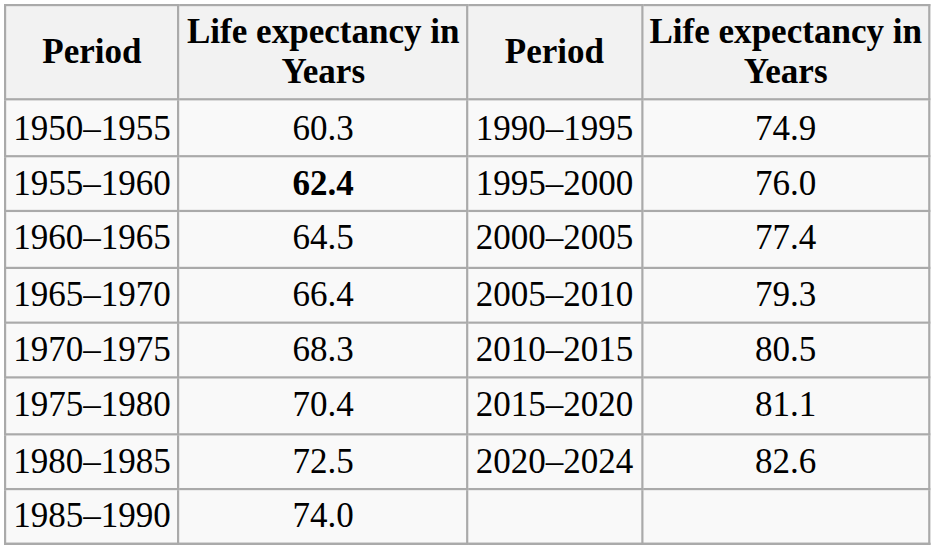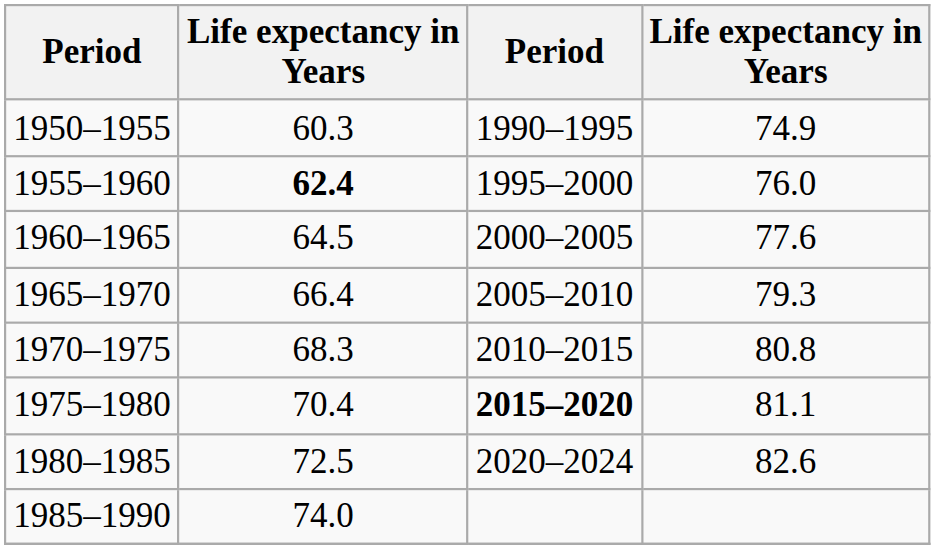(786, 238) 77.4 -> (786, 238) 77.6
(786, 349) 80.5 -> (786, 349) 80.8
(554, 405) normal -> (554, 405) bold
